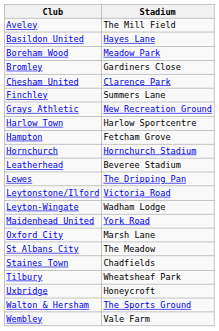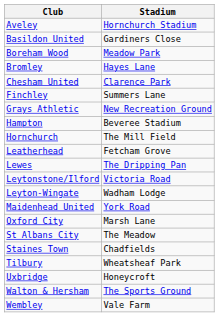(140, 25) The Mill Field -> (150, 25) Hornchurch Stadium
(129, 39) Hayes Lane -> (142, 39) Gardiners Close
(142, 67) Gardiners Close -> (129, 67) Hayes Lane
- row: (35, 123)
(137, 137) Fetcham Grove -> (142, 123) Beveree Stadium
(150, 151) Hornchurch Stadium -> (140, 137) The Mill Field
(142, 165) Beveree Stadium -> (137, 151) Fetcham Grove
